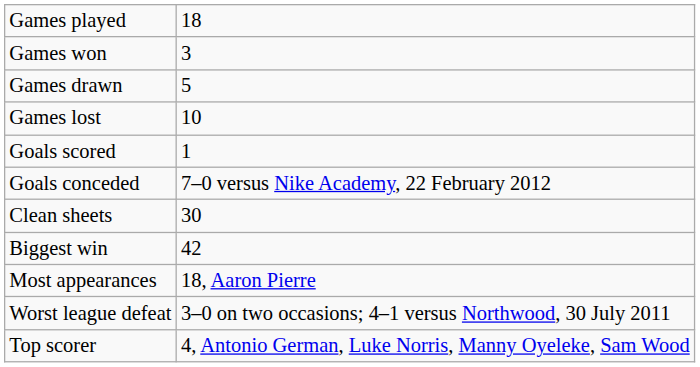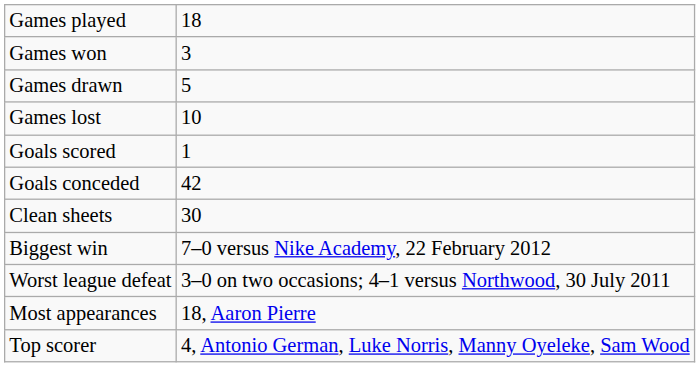(366, 183) 7–0 versus Nike Academy, 22 February 2012 -> (191, 183) 42
(191, 248) 42 -> (366, 248) 7–0 versus Nike Academy, 22 February 2012
rows swapped: (90, 313) <-> (83, 280)
